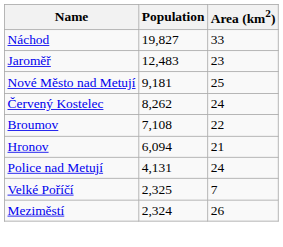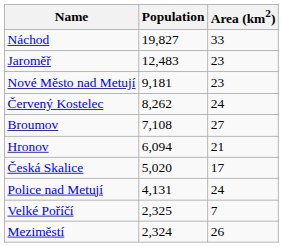(217, 82) 25 -> (217, 82) 23
(217, 125) 22 -> (217, 125) 27
+ row: (45, 167)
